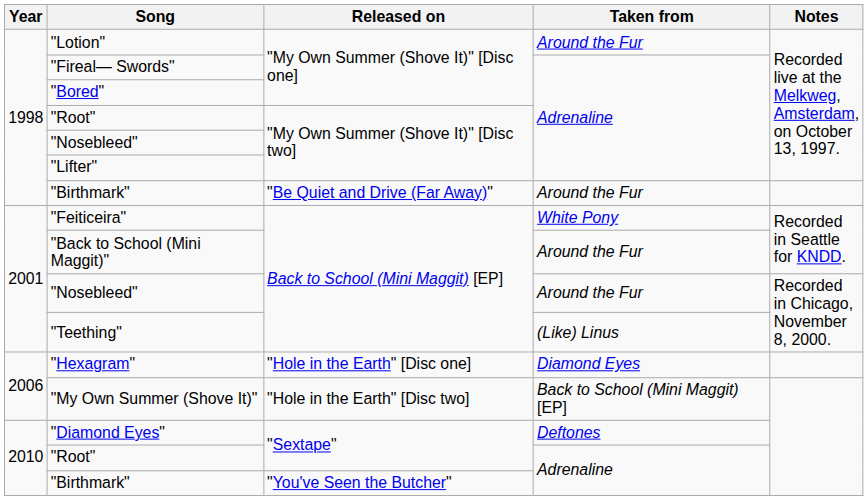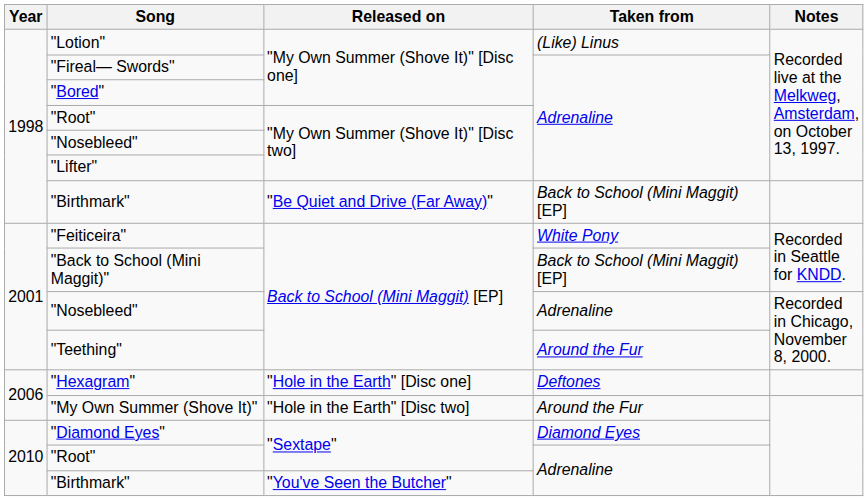(590, 42) Around the Fur -> (578, 42) (Like) Linus
(590, 192) Around the Fur -> (638, 201) Back to School (Mini Maggit) [EP]
(590, 252) Around the Fur -> (638, 269) Back to School (Mini Maggit) [EP]
(590, 293) Around the Fur -> (575, 310) Adrenaline
(578, 332) (Like) Linus -> (590, 350) Around the Fur
(589, 364) Diamond Eyes -> (569, 382) Deftones
(638, 398) Back to School (Mini Maggit) [EP] -> (590, 407) Around the Fur
(569, 432) Deftones -> (589, 432) Diamond Eyes
